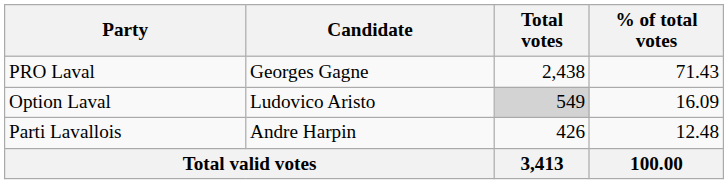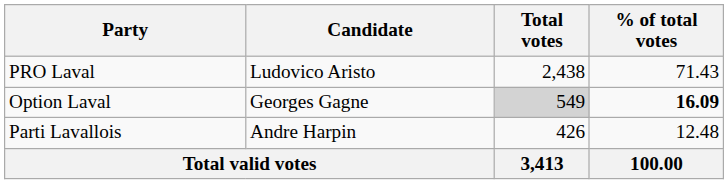(309, 71) Georges Gagne -> (313, 71) Ludovico Aristo
(313, 102) Ludovico Aristo -> (309, 102) Georges Gagne
(697, 102) normal -> (697, 102) bold
